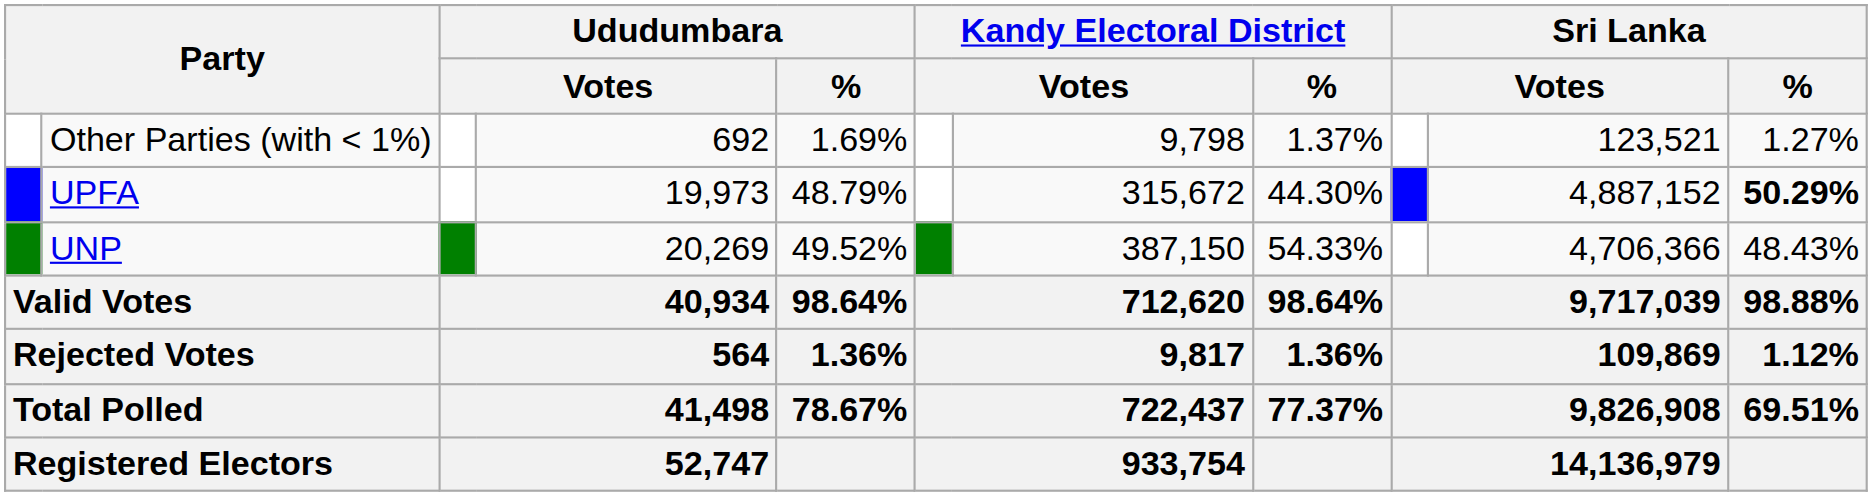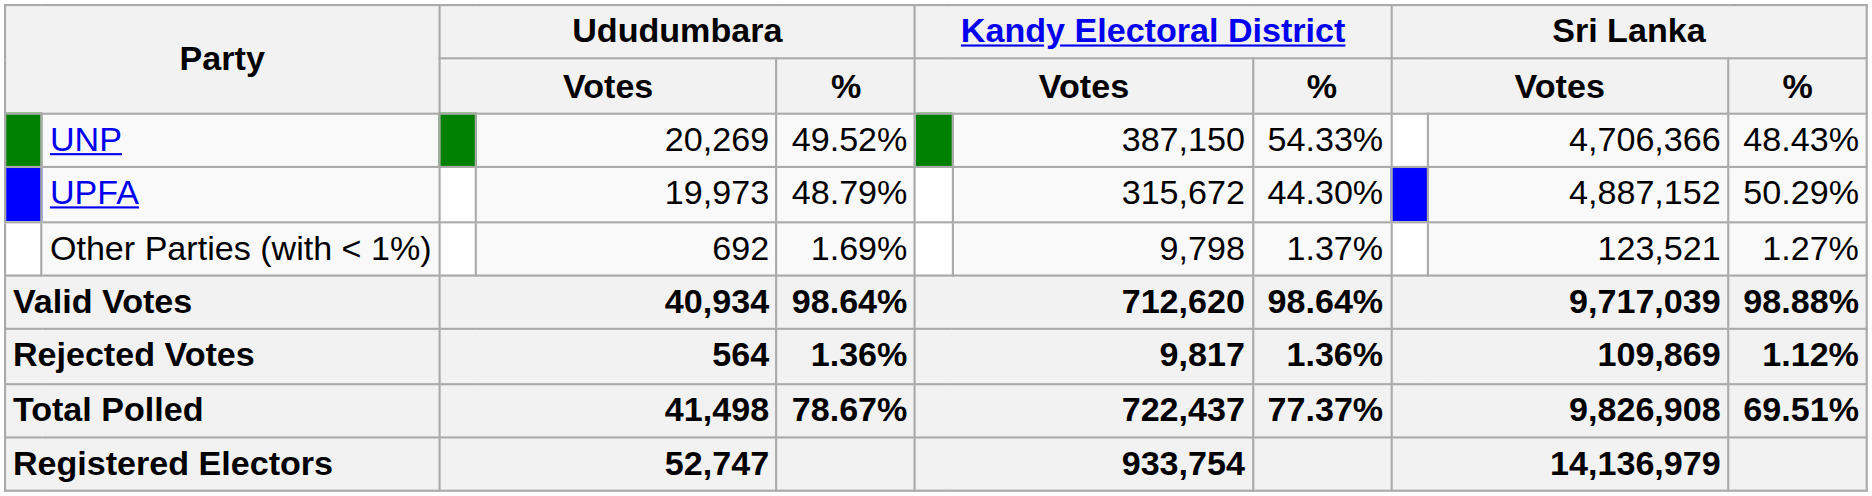rows swapped: (86, 247) <-> (241, 139)
(1801, 193) bold -> (1801, 193) normal
